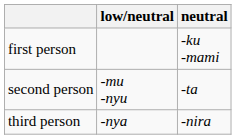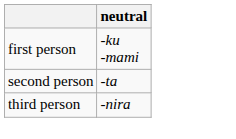- column: (137, 16)
